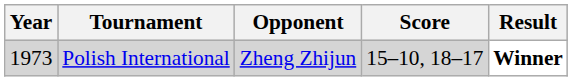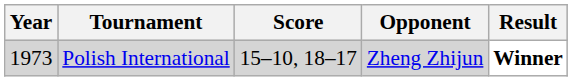columns swapped: (298, 22) <-> (425, 22)
